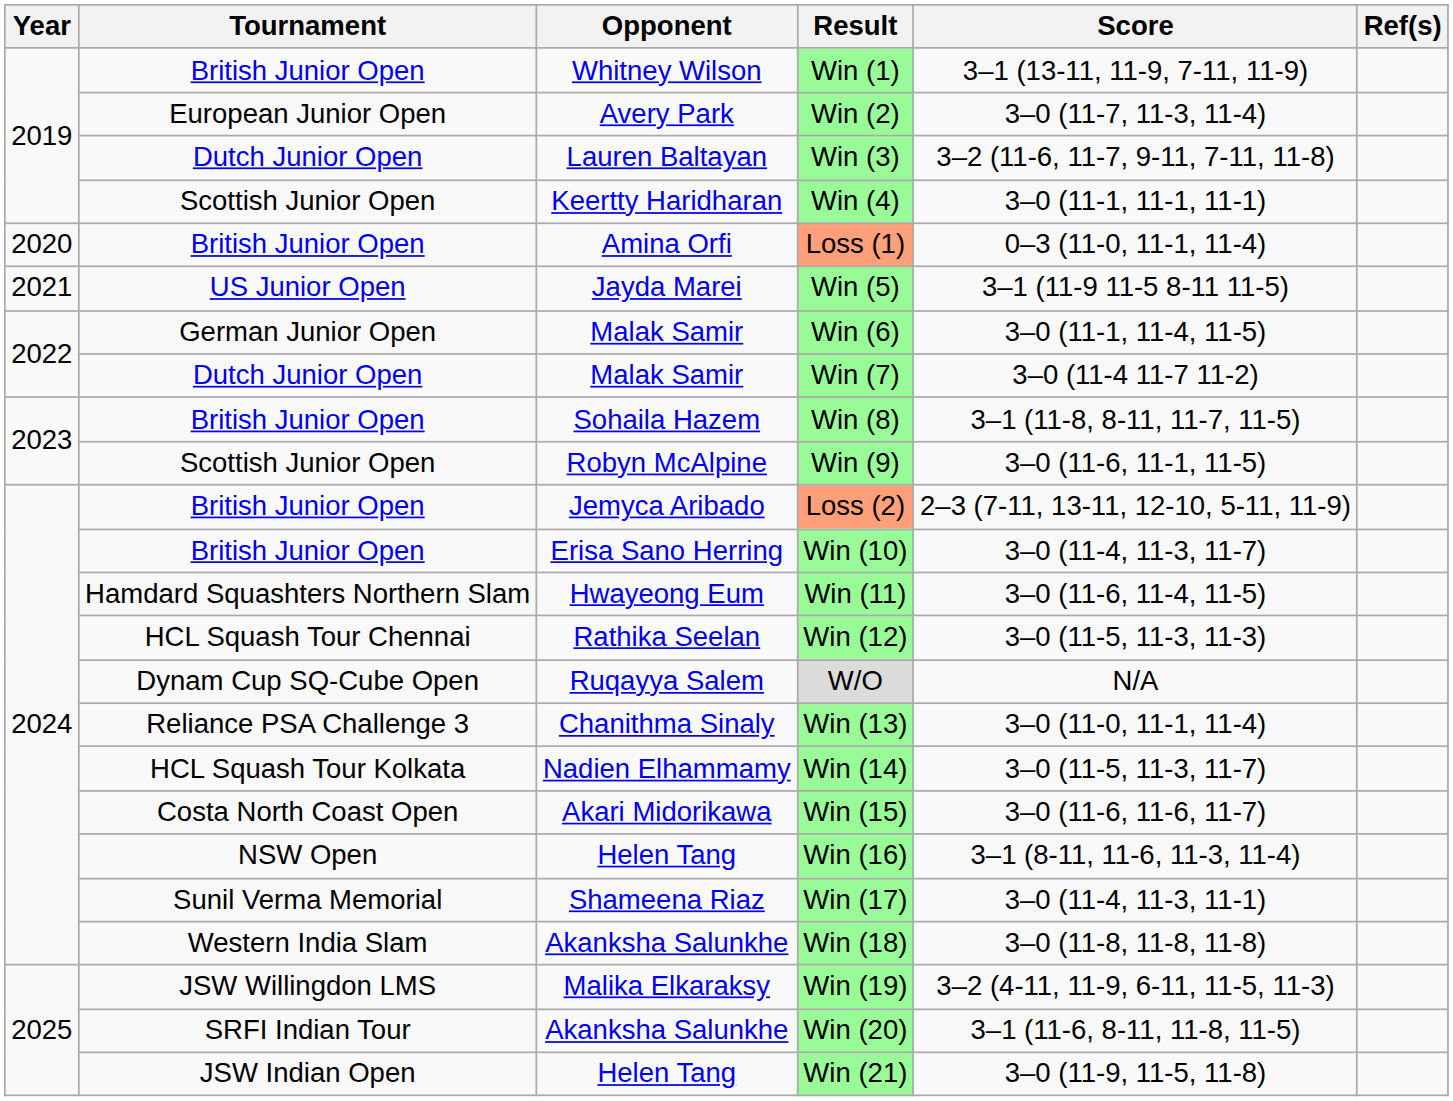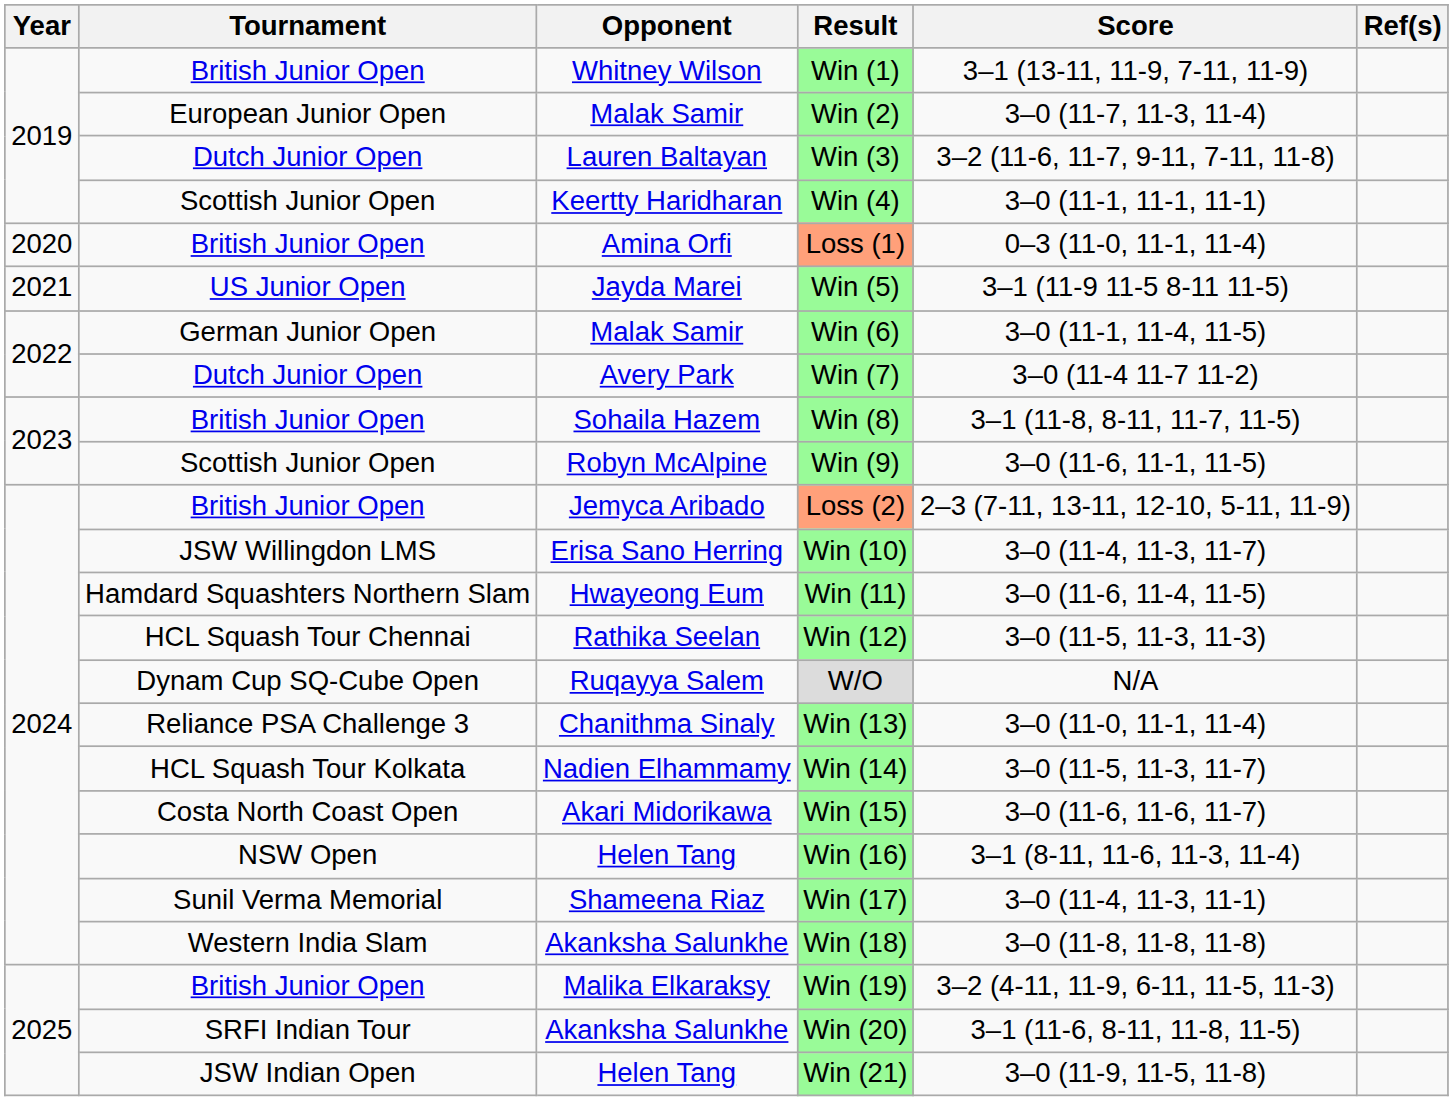(667, 113) Avery Park -> (667, 113) Malak Samir
(667, 375) Malak Samir -> (667, 375) Avery Park
(308, 550) British Junior Open -> (308, 550) JSW Willingdon LMS
(308, 986) JSW Willingdon LMS -> (308, 986) British Junior Open
